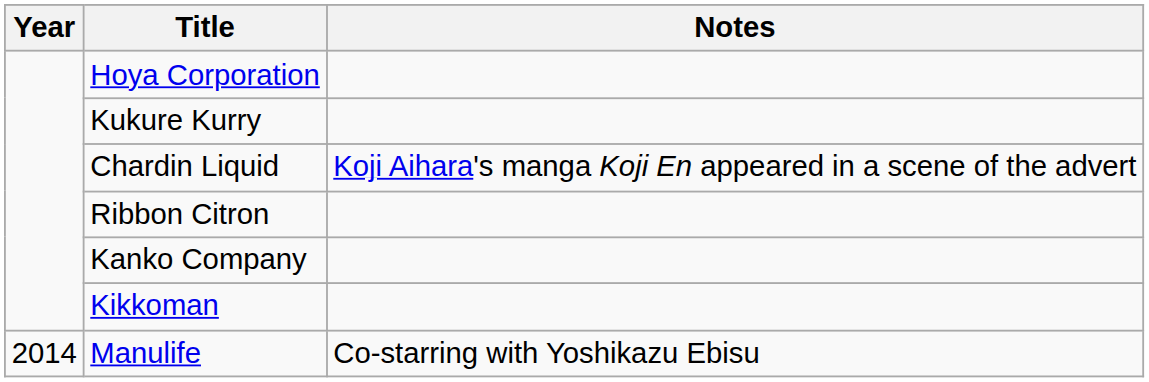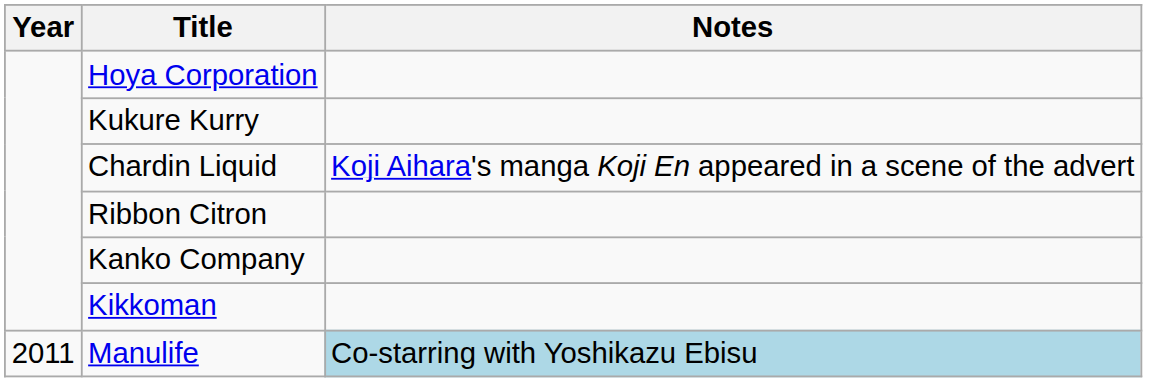(44, 352) 2014 -> (43, 352) 2011
(546, 352) no background -> (544, 352) lightblue background
